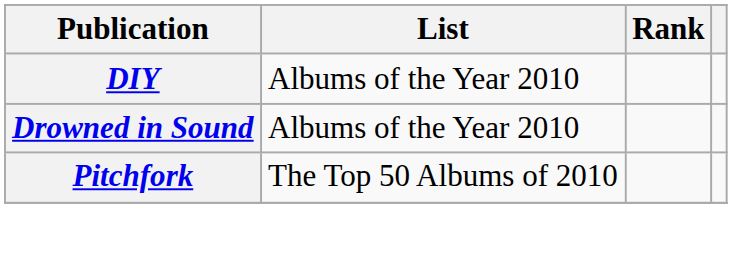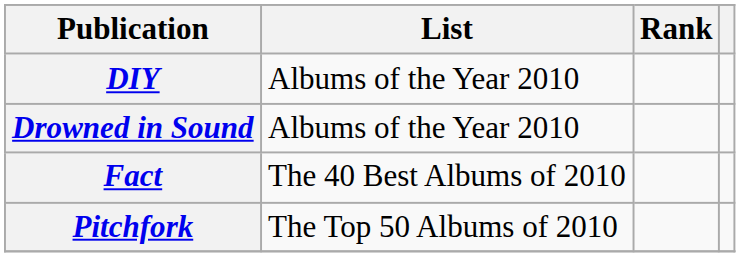+ row: (133, 176)
